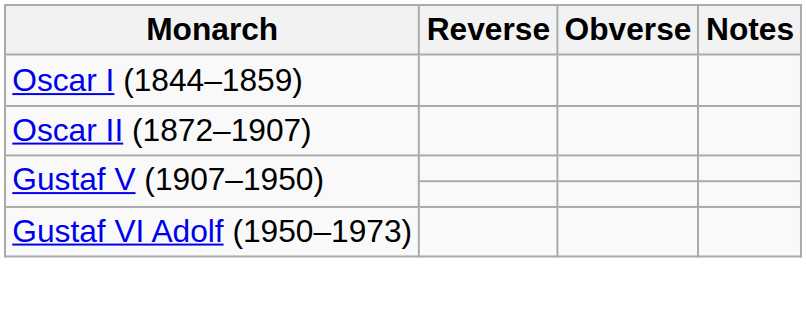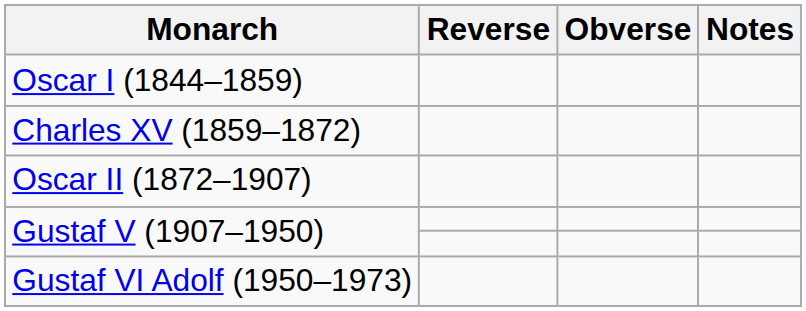+ row: (187, 130)
